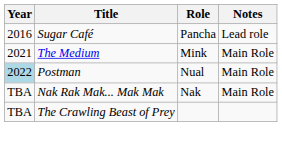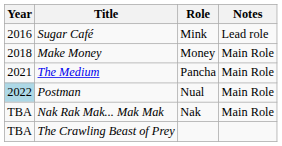(198, 33) Pancha -> (194, 33) Mink
+ row: (70, 53)
(194, 53) Mink -> (198, 72) Pancha
